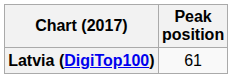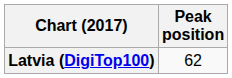(193, 60) 61 -> (193, 60) 62
